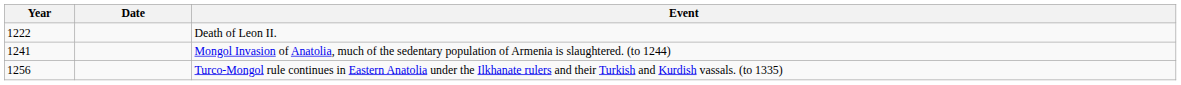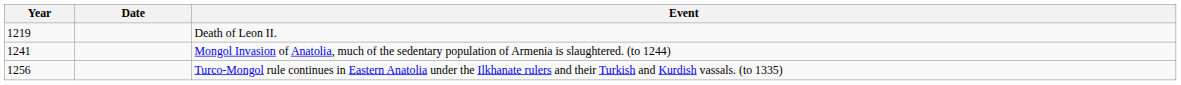(19, 32) 1222 -> (19, 32) 1219
